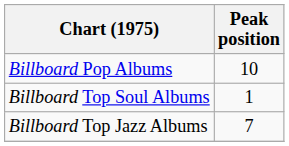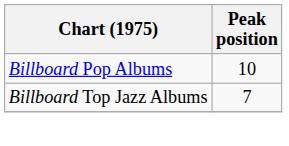- row: (109, 97)
